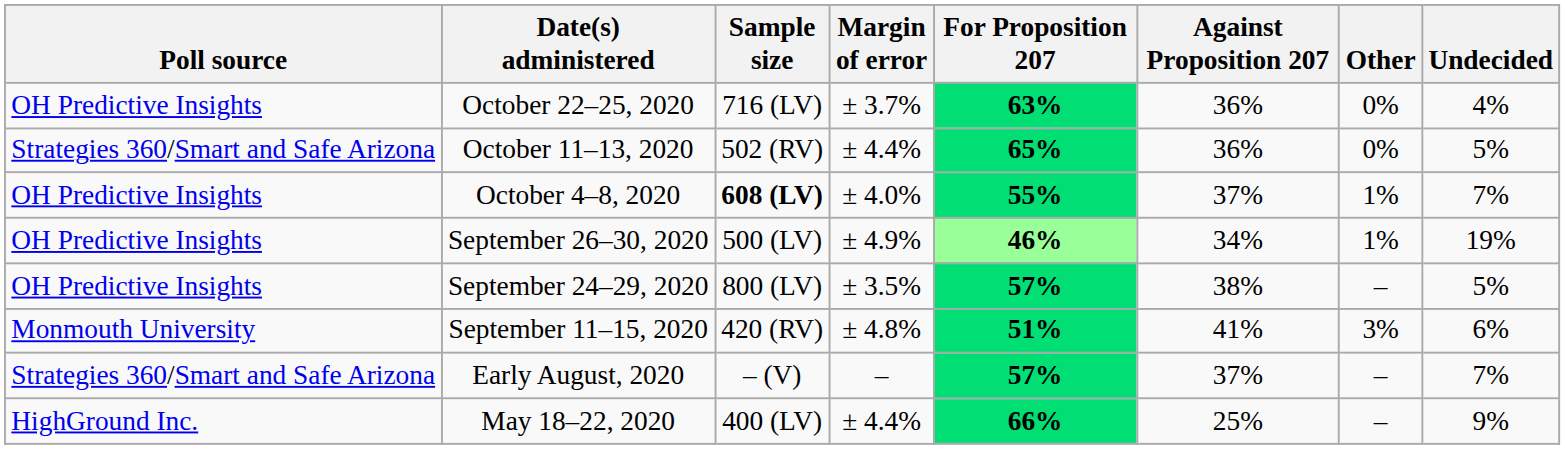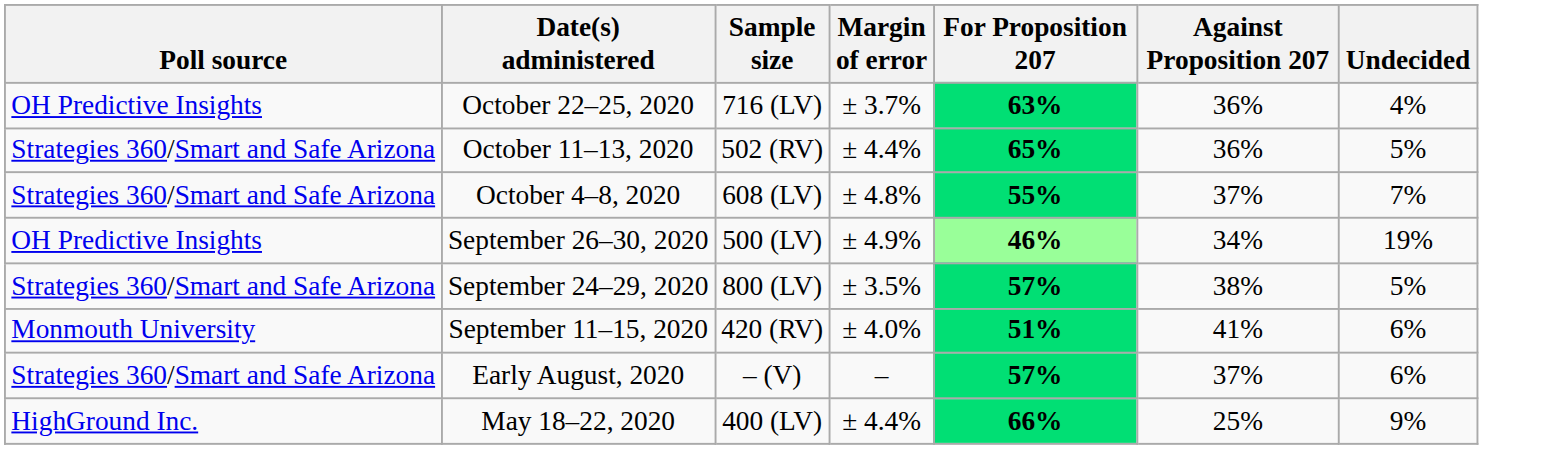- column: (1381, 59)
(137, 195) OH Predictive Insights -> (223, 195) Strategies 360/Smart and Safe Arizona
(772, 195) bold -> (772, 195) normal
(882, 195) ± 4.0% -> (882, 195) ± 4.8%
(137, 285) OH Predictive Insights -> (223, 285) Strategies 360/Smart and Safe Arizona
(882, 330) ± 4.8% -> (882, 330) ± 4.0%
(1491, 375) 7% -> (1408, 375) 6%
